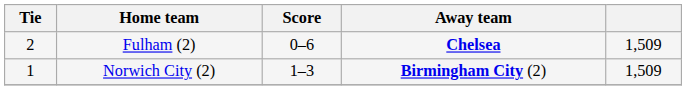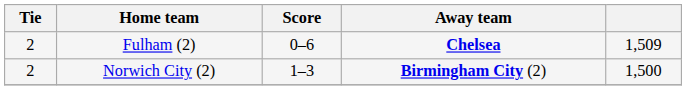(30, 71) 1 -> (30, 71) 2
(643, 71) 1,509 -> (643, 71) 1,500
